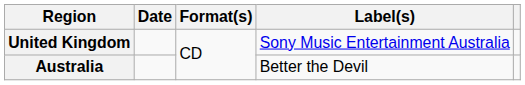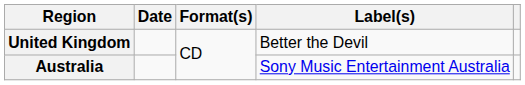(385, 42) Sony Music Entertainment Australia -> (314, 42) Better the Devil
(314, 67) Better the Devil -> (385, 67) Sony Music Entertainment Australia
